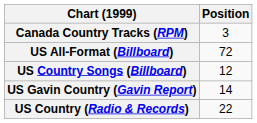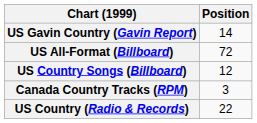rows swapped: (102, 33) <-> (102, 90)
